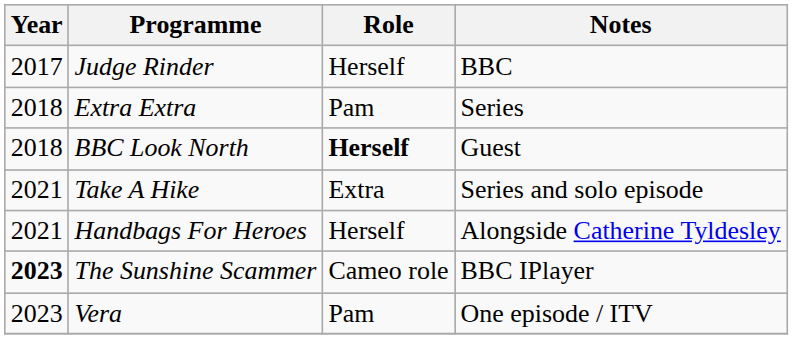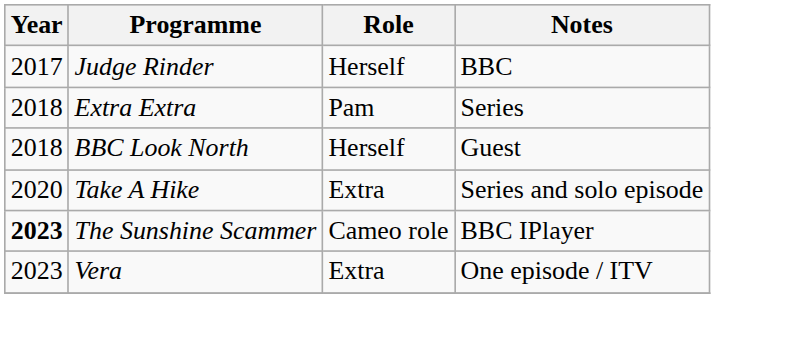(369, 148) bold -> (367, 148) normal
(37, 189) 2021 -> (37, 189) 2020
- row: (191, 230)
(351, 312) Pam -> (356, 271) Extra
